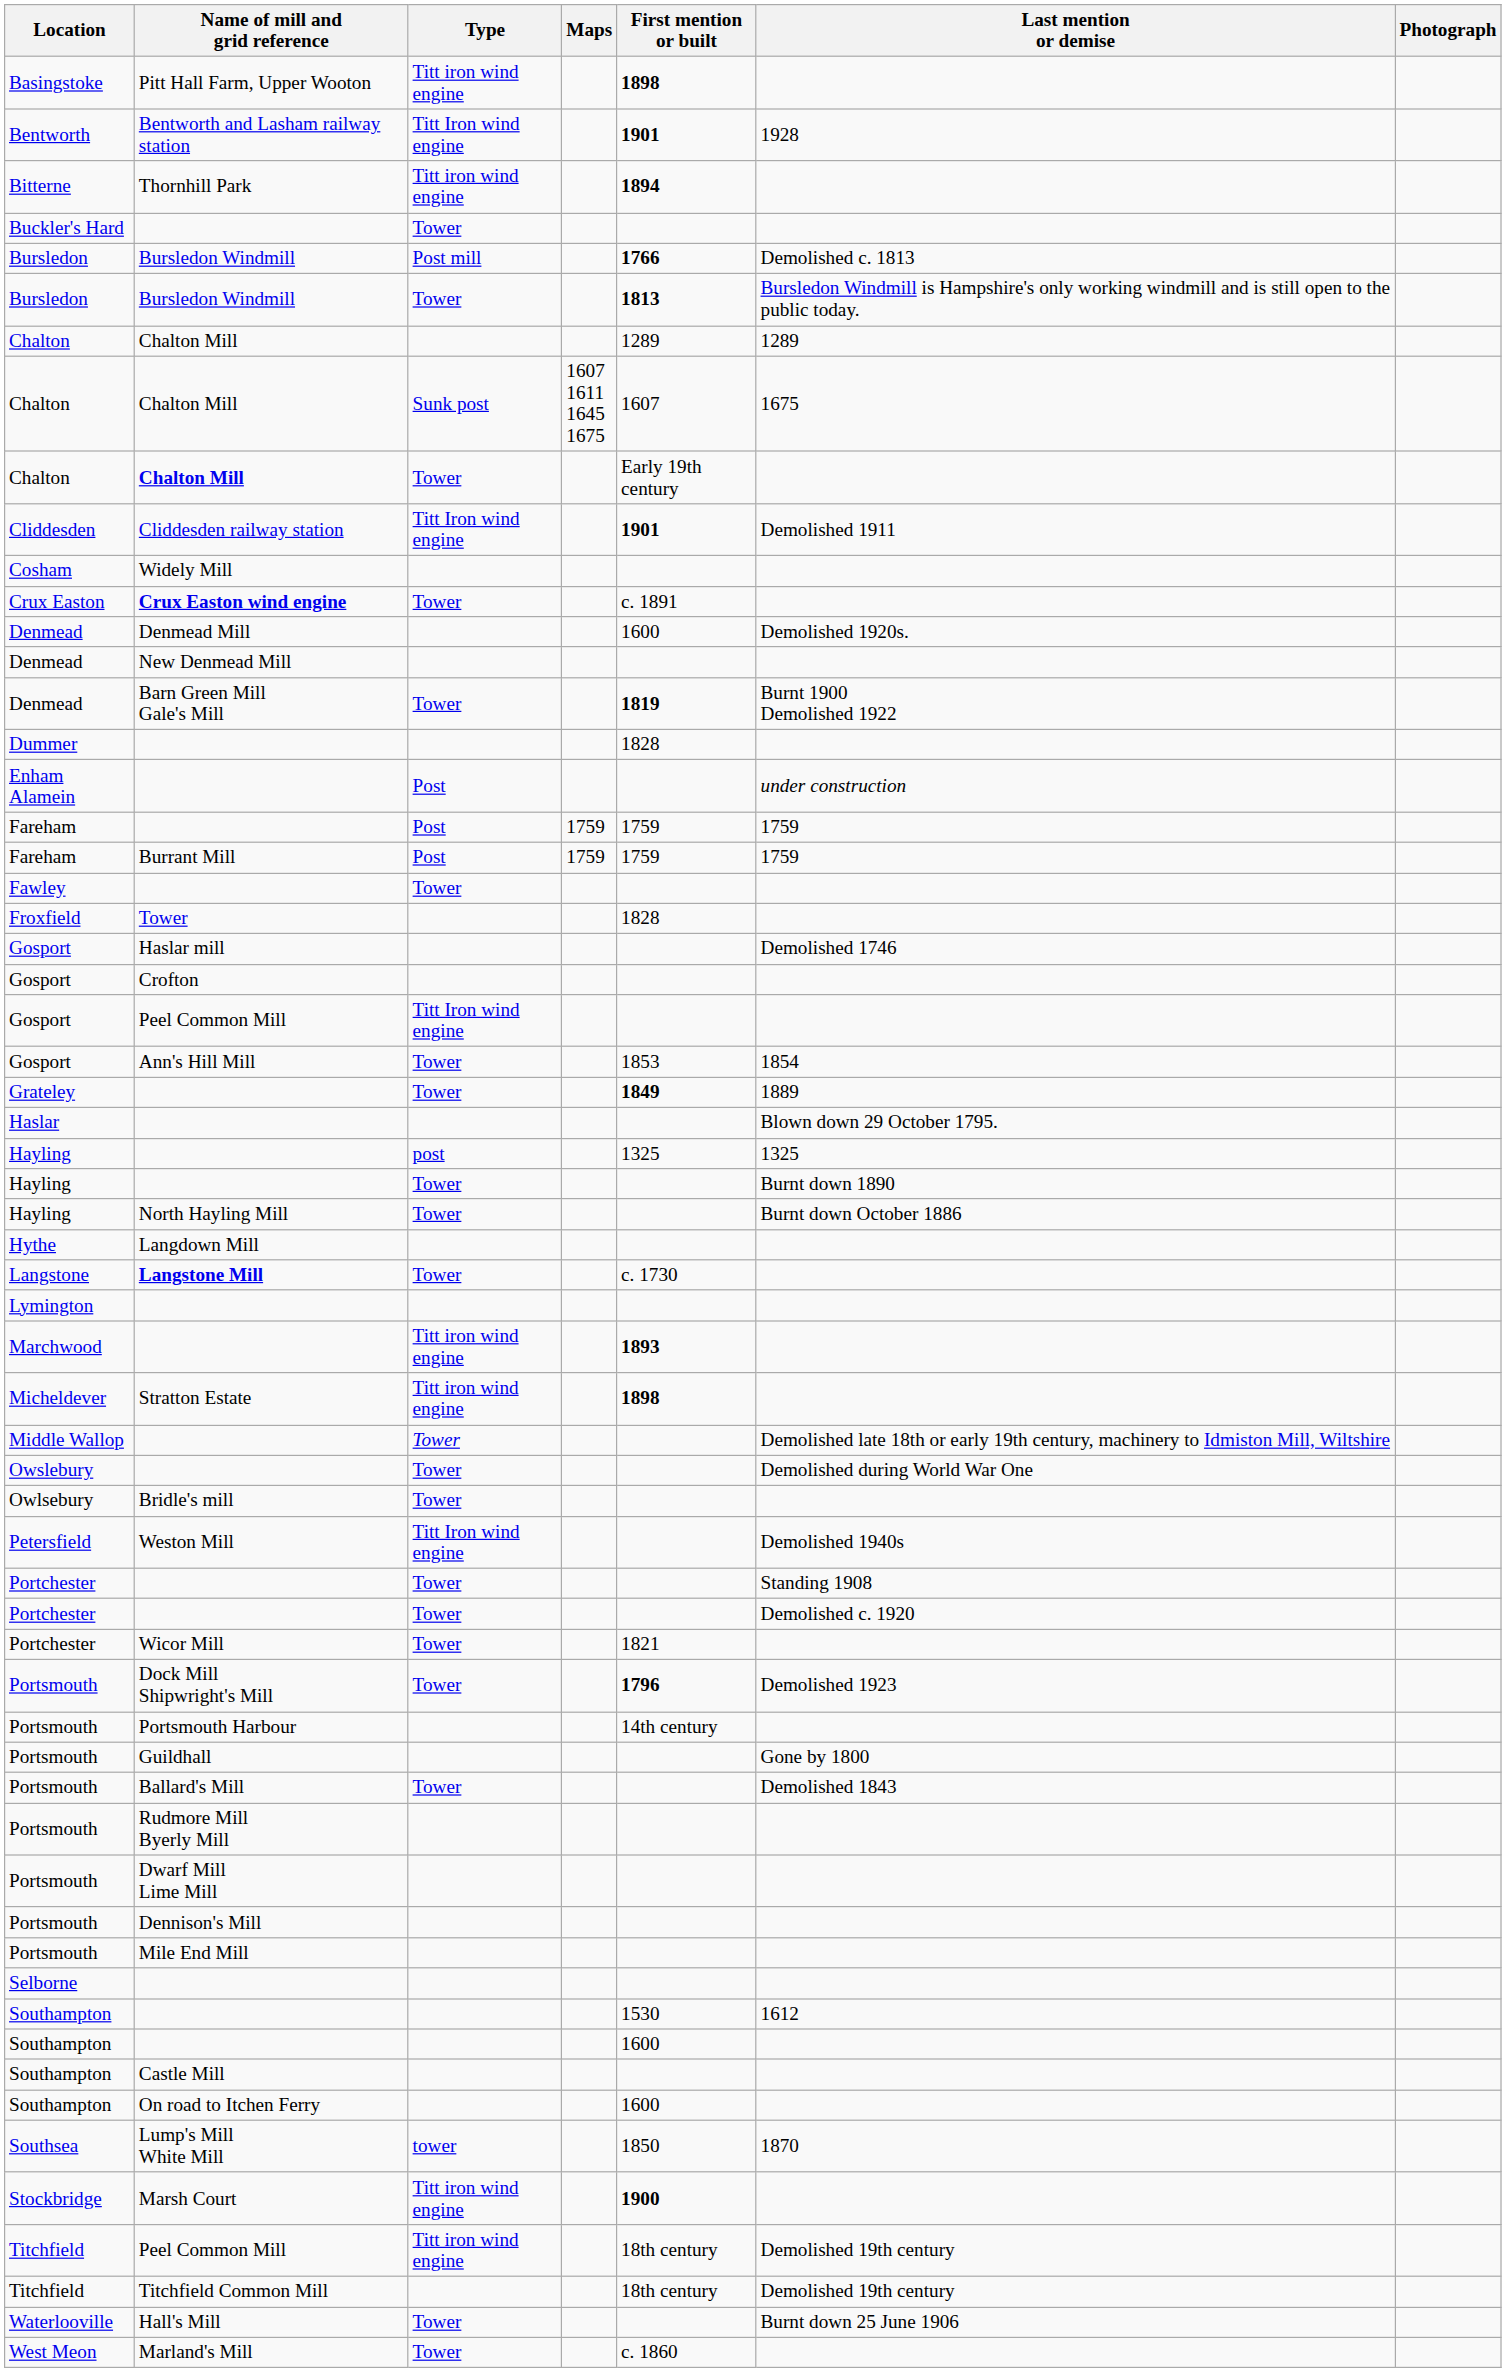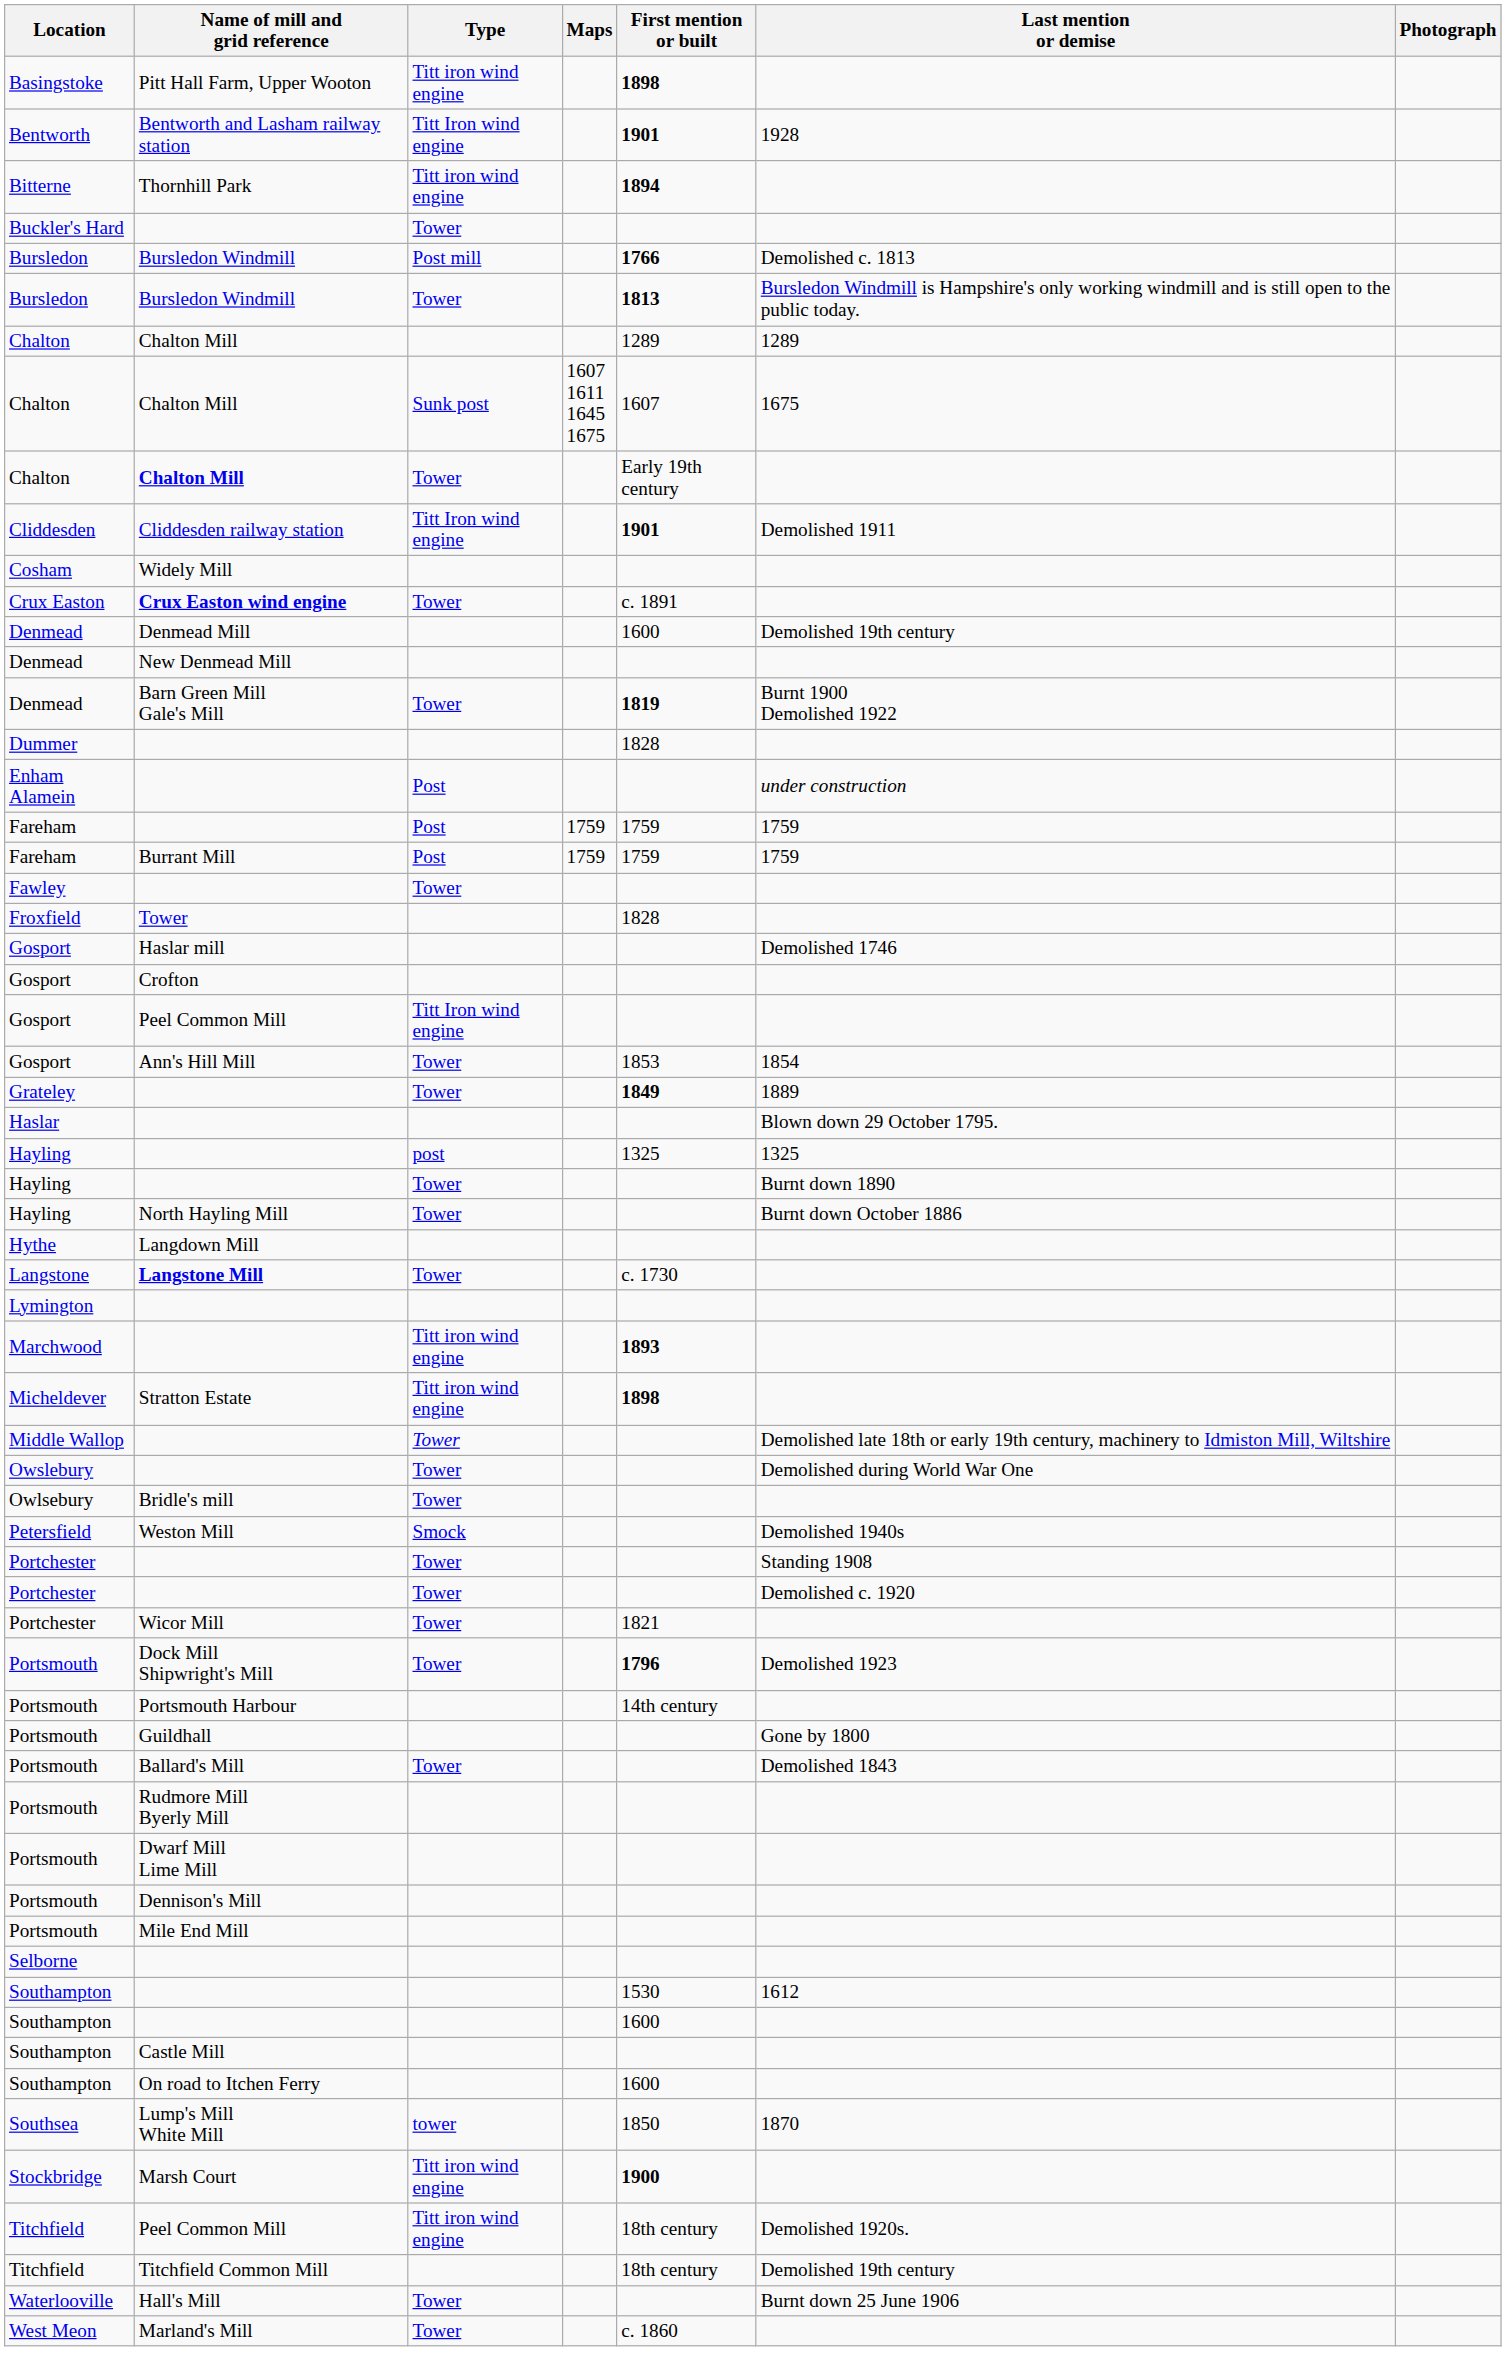(835, 631) Demolished 1920s. -> (858, 631) Demolished 19th century
(466, 1542) Titt Iron wind engine -> (439, 1531) Smock
(858, 2250) Demolished 19th century -> (835, 2228) Demolished 1920s.
